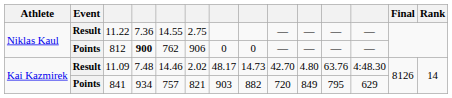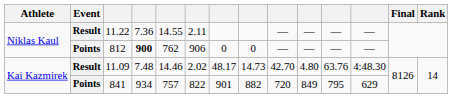(197, 31) 2.75 -> (197, 31) 2.11
(197, 85) 821 -> (197, 85) 822
(224, 85) 903 -> (224, 85) 901
